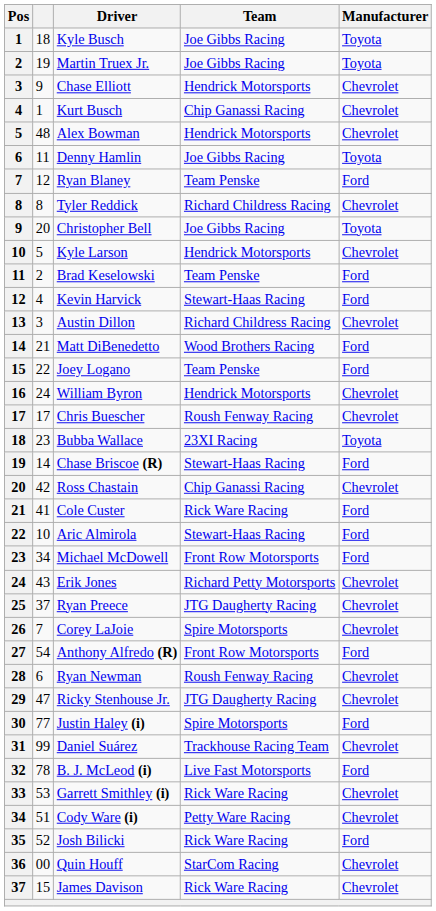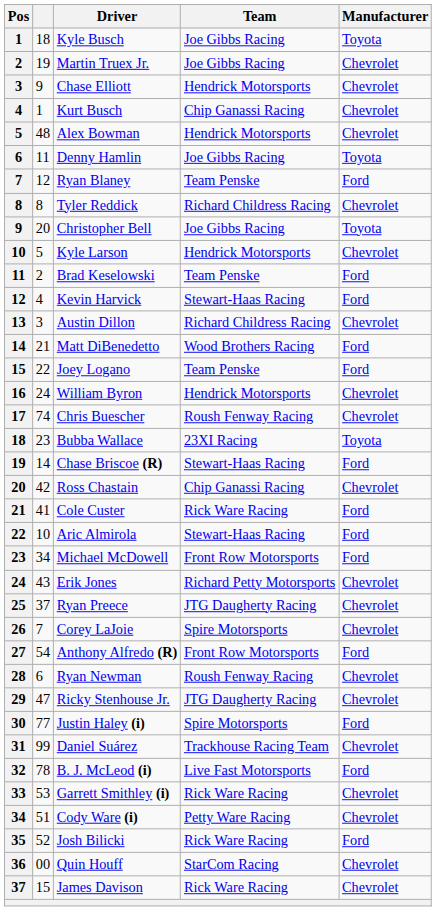(362, 63) Toyota -> (370, 63) Chevrolet
(43, 416) 17 -> (43, 416) 74
